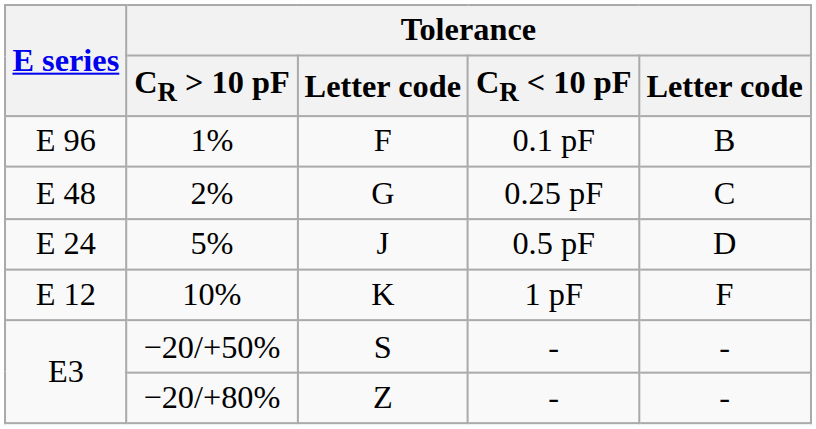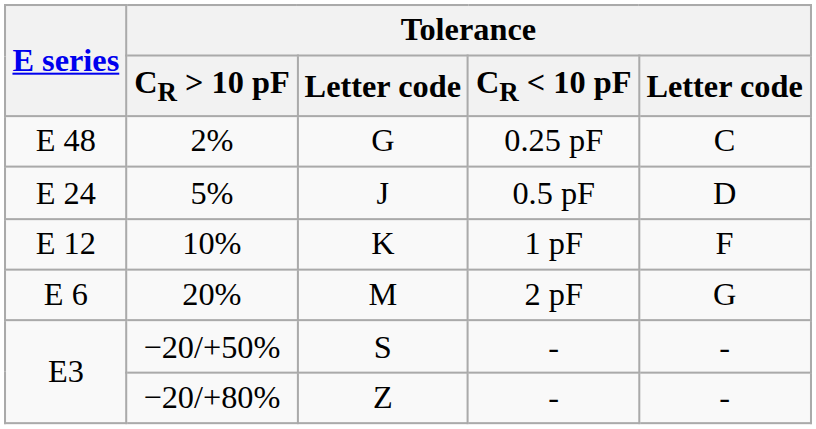- row: (212, 141)
+ row: (212, 294)
